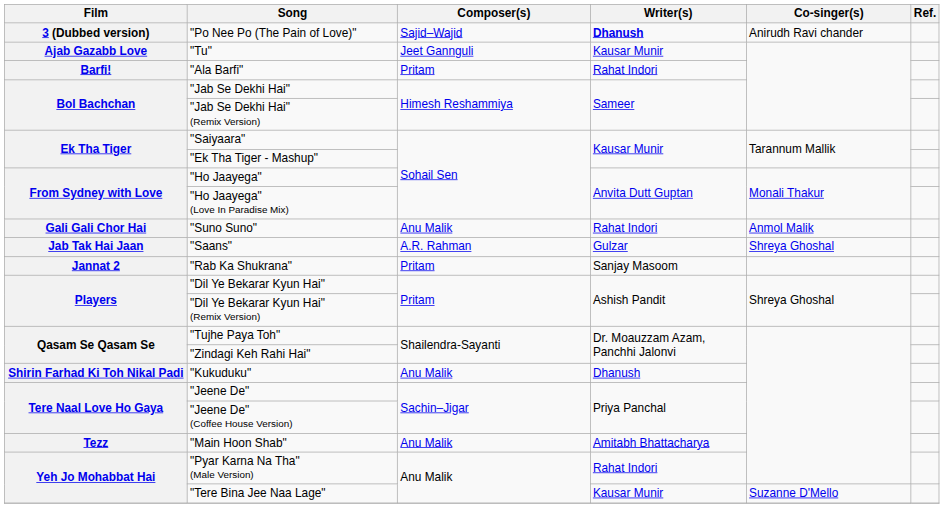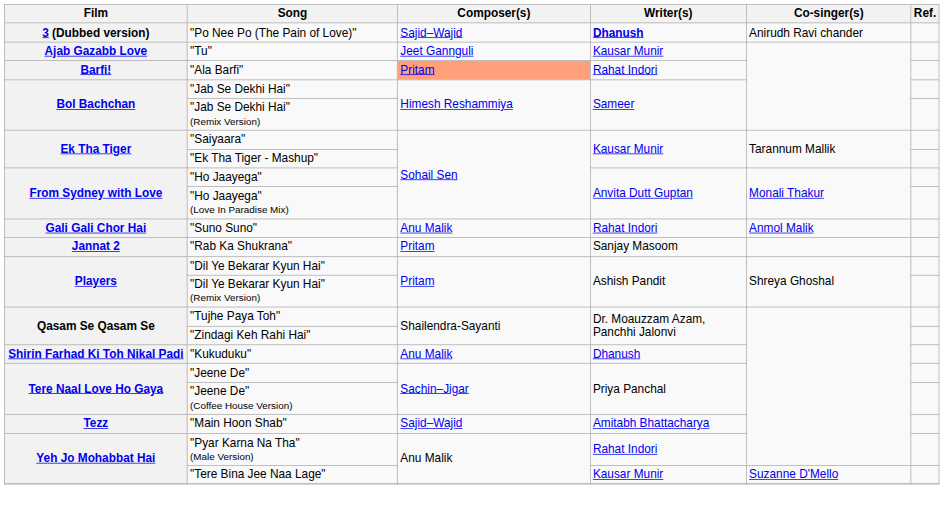(417, 70) no background -> (417, 70) lightsalmon background
- row: (211, 247)
(426, 442) Anu Malik -> (431, 423) Sajid–Wajid
